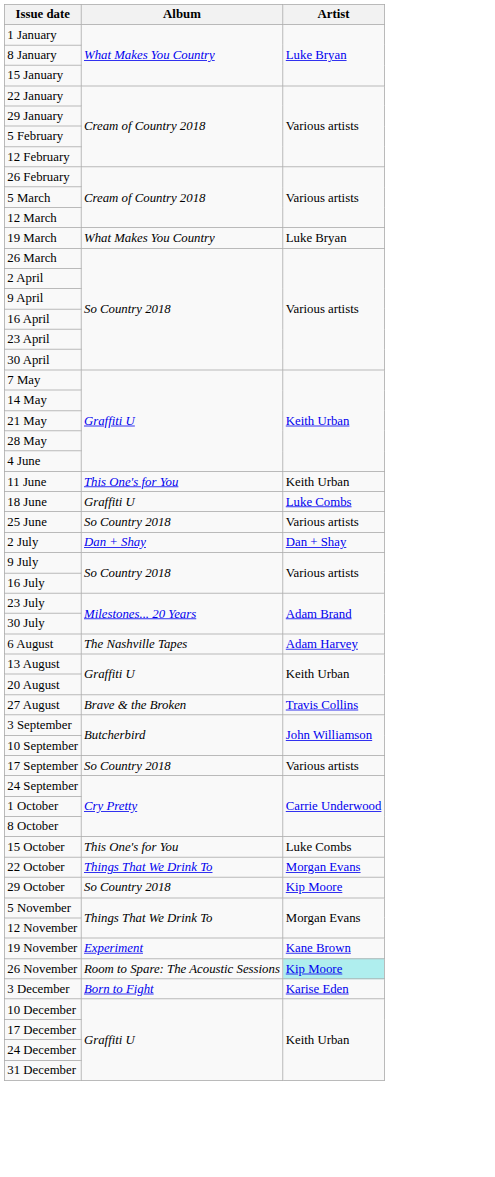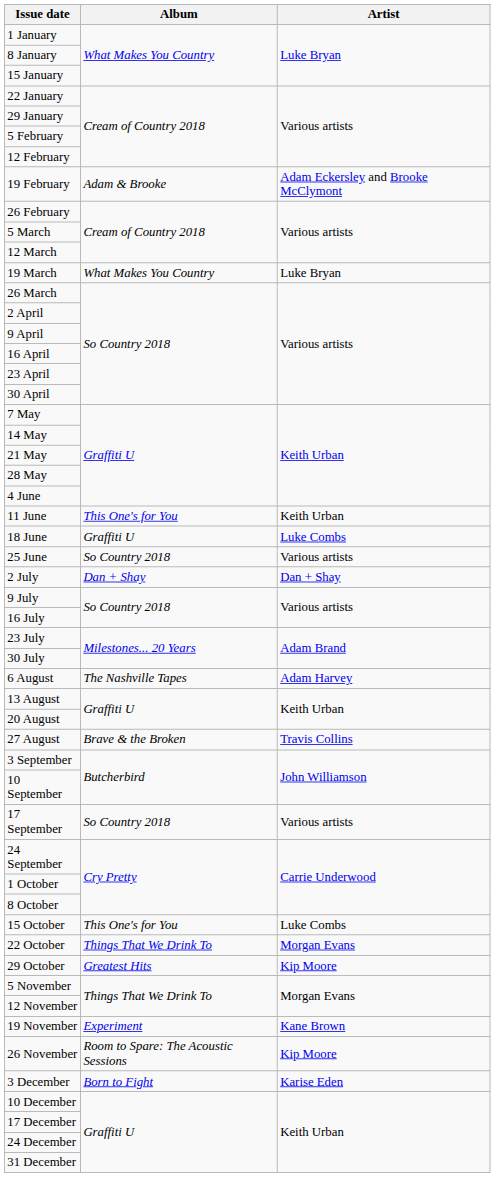+ row: (38, 184)
(127, 887) So Country 2018 -> (117, 965) Greatest Hits
(314, 968) paleturquoise background -> (308, 1053) no background
